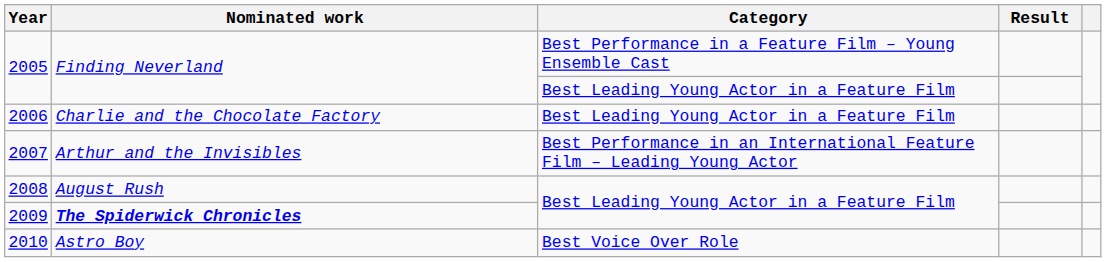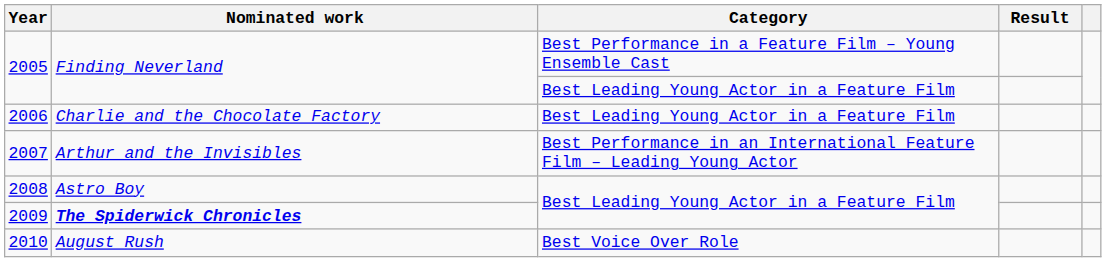(110, 189) August Rush -> (100, 189) Astro Boy
(100, 243) Astro Boy -> (110, 243) August Rush
